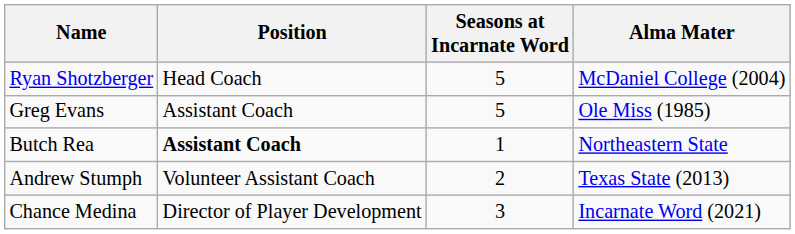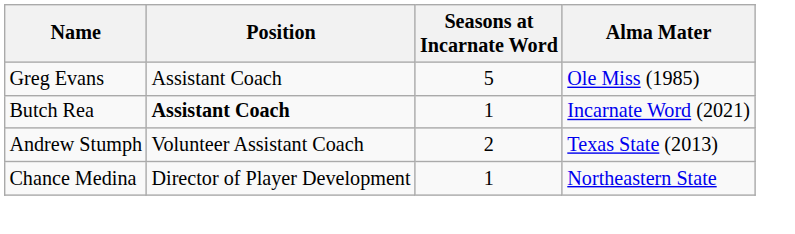- row: (81, 78)
(653, 145) Northeastern State -> (659, 111) Incarnate Word (2021)
(500, 211) 3 -> (489, 178) 1
(670, 211) Incarnate Word (2021) -> (642, 178) Northeastern State
